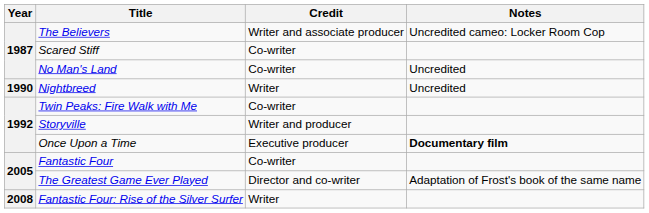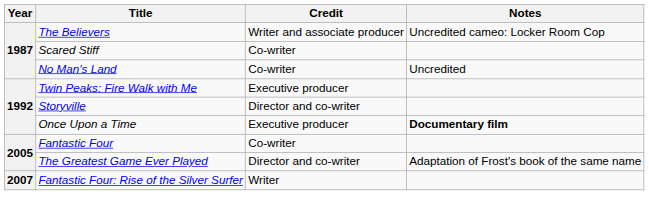- row: (67, 87)
(272, 106) Co-writer -> (298, 87) Executive producer
(300, 124) Writer and producer -> (304, 106) Director and co-writer
(20, 198) 2008 -> (20, 180) 2007
